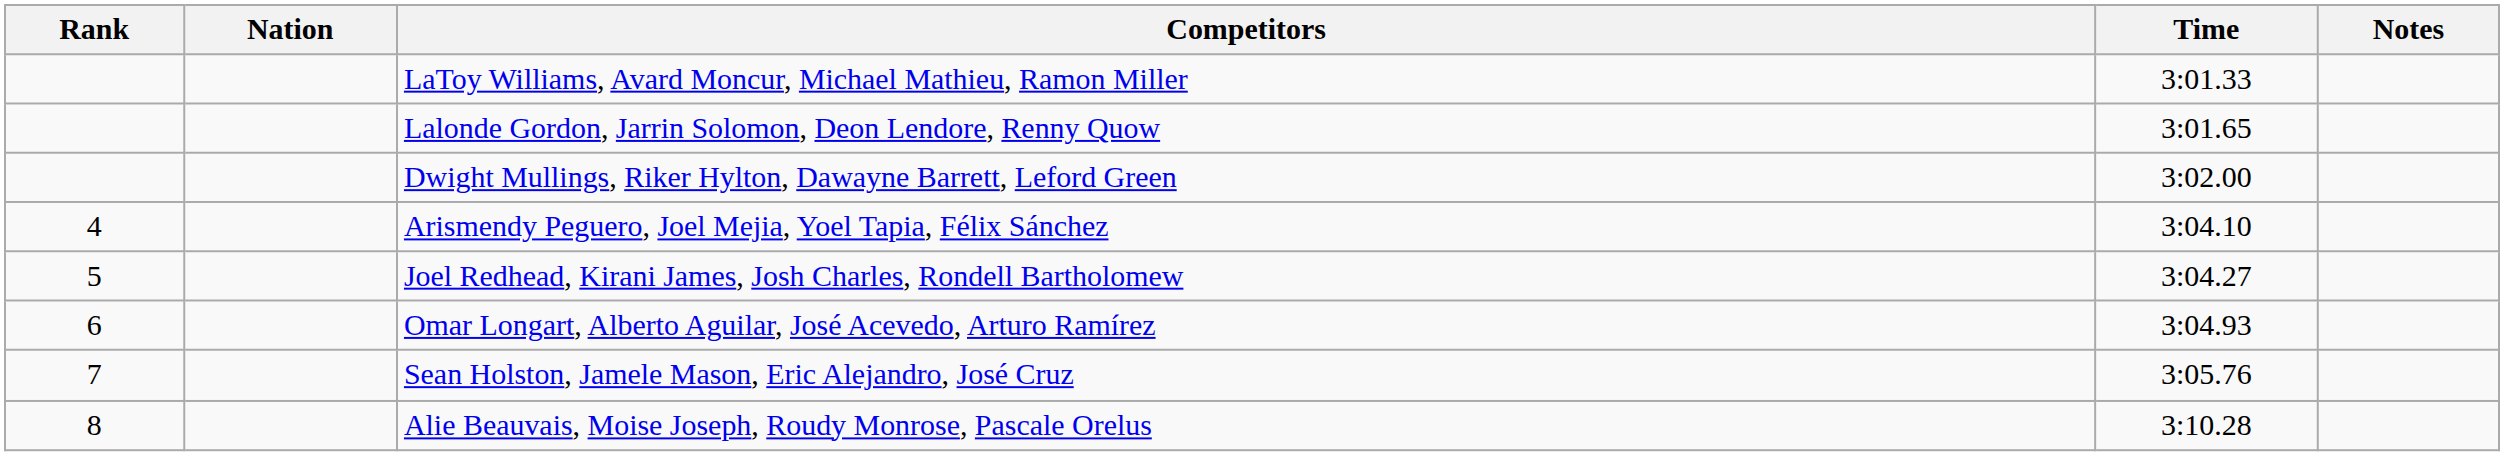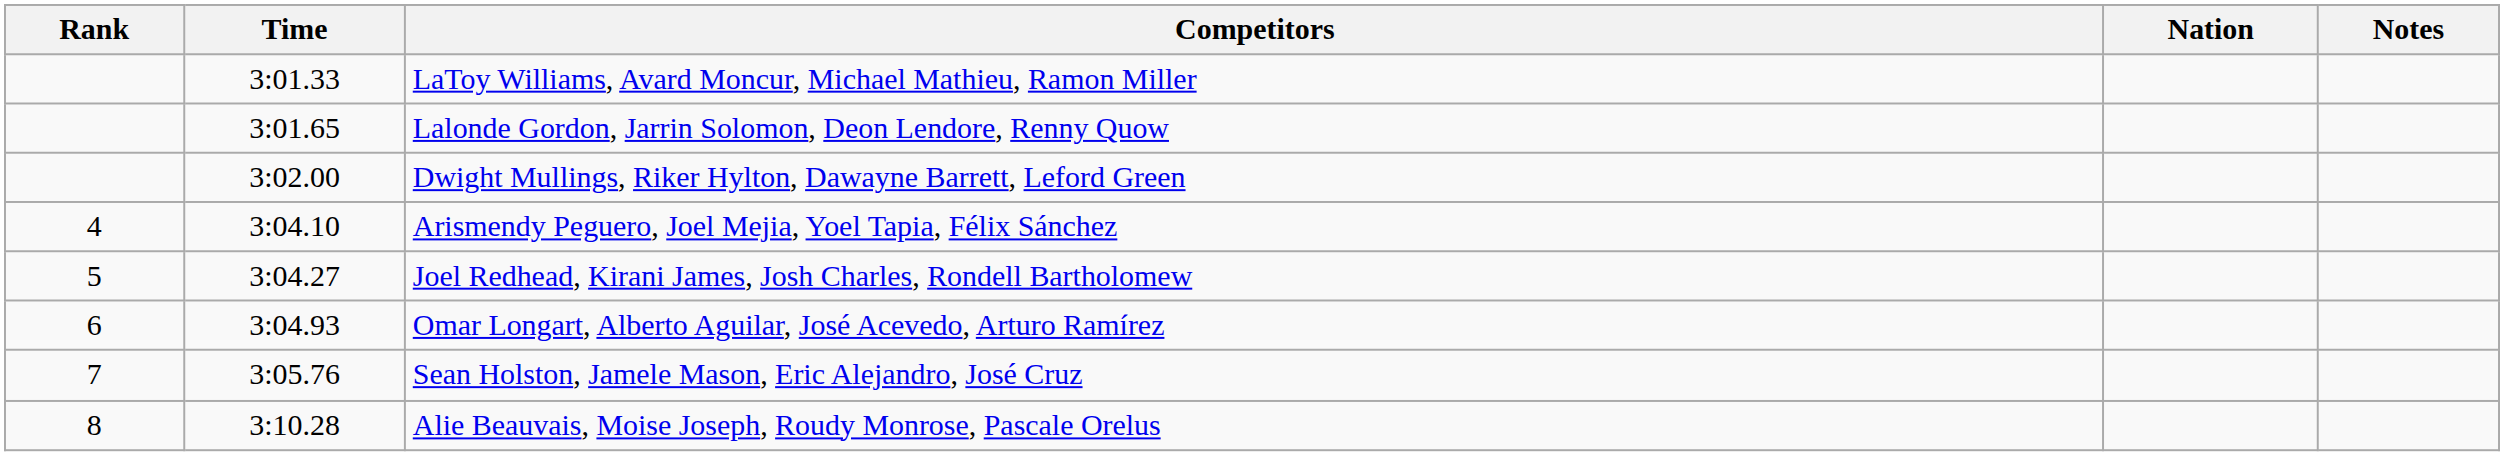columns swapped: (290, 29) <-> (2206, 29)
